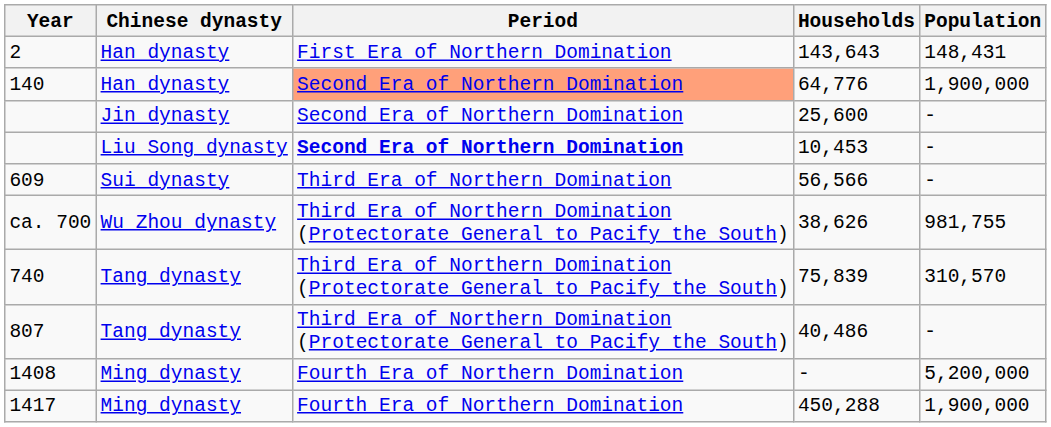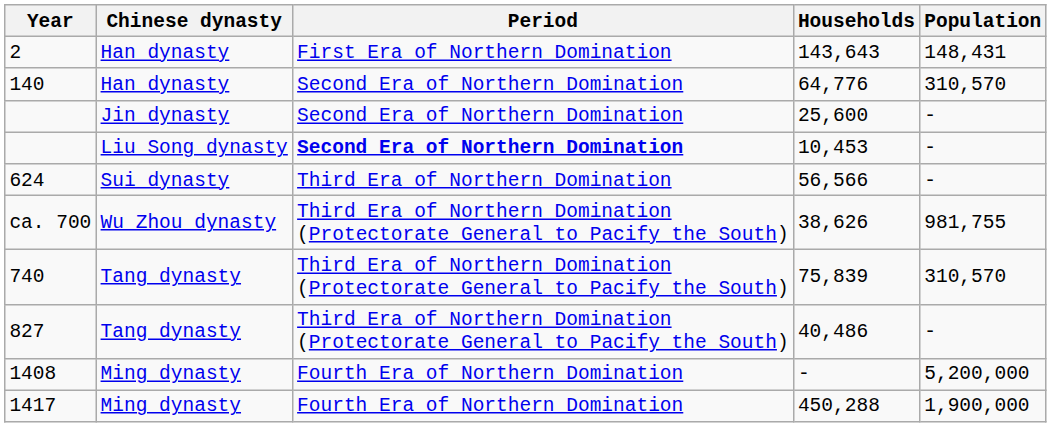(490, 84) lightsalmon background -> (490, 84) no background
(977, 84) 1,900,000 -> (965, 84) 310,570
(27, 180) 609 -> (27, 180) 624
(27, 331) 807 -> (27, 331) 827
